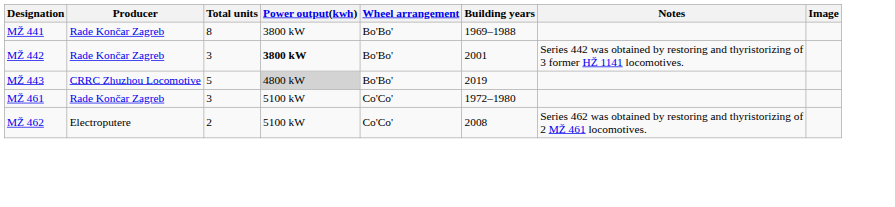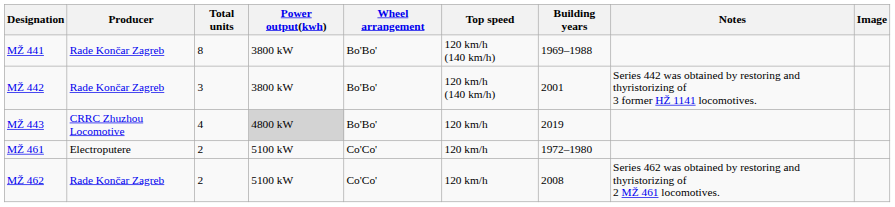+ column: (490, 19)
(285, 55) bold -> (272, 87) normal
(209, 80) 5 -> (200, 125) 4
(117, 98) Rade Končar Zagreb -> (100, 149) Electroputere
(209, 98) 3 -> (200, 149) 2
(100, 122) Electroputere -> (117, 180) Rade Končar Zagreb
